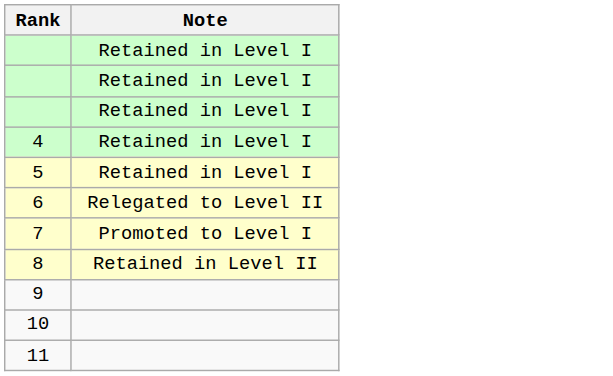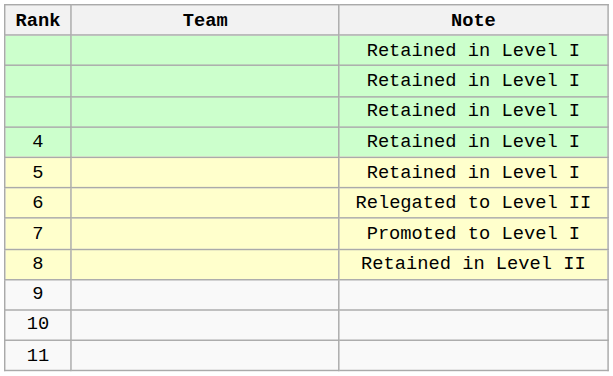+ column: (205, 20)
